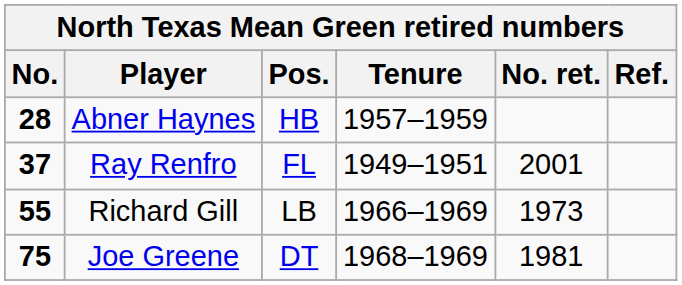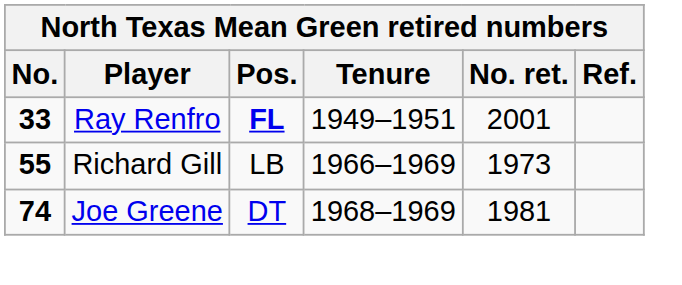- row: (163, 119)
(35, 165) 37 -> (35, 119) 33
(299, 165) normal -> (267, 119) bold
(35, 257) 75 -> (35, 211) 74
